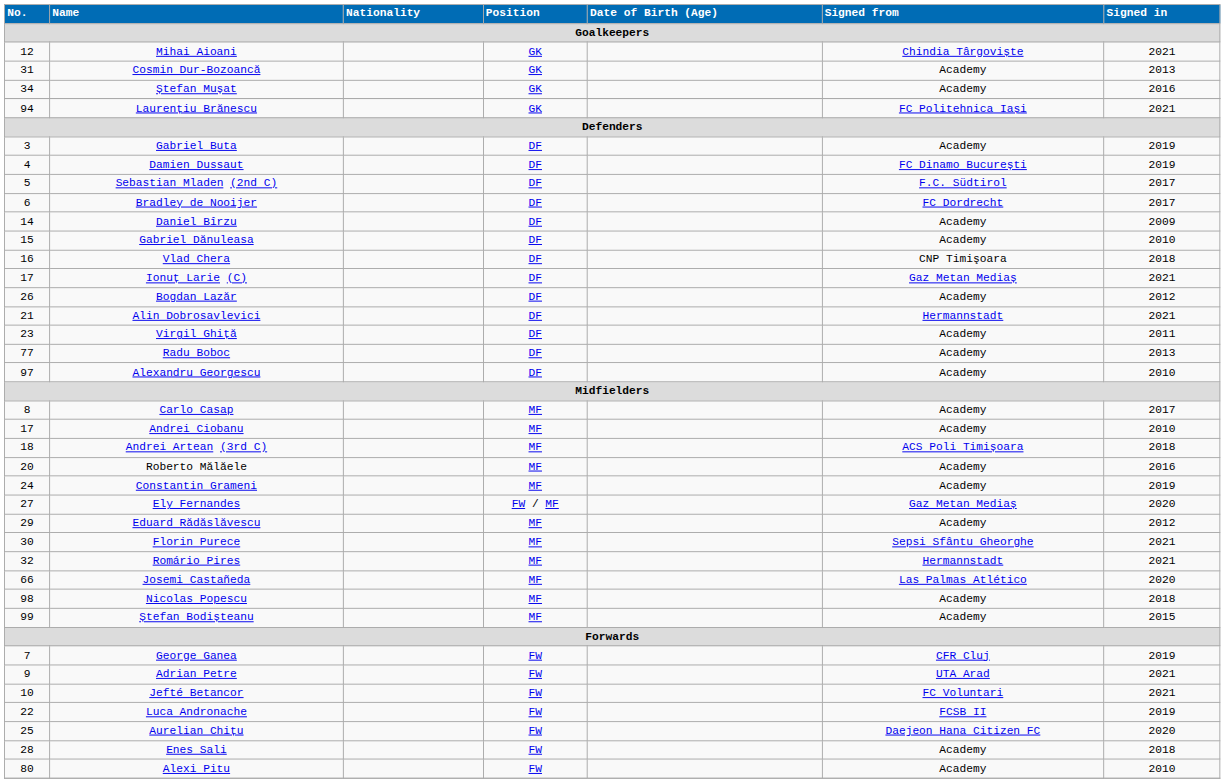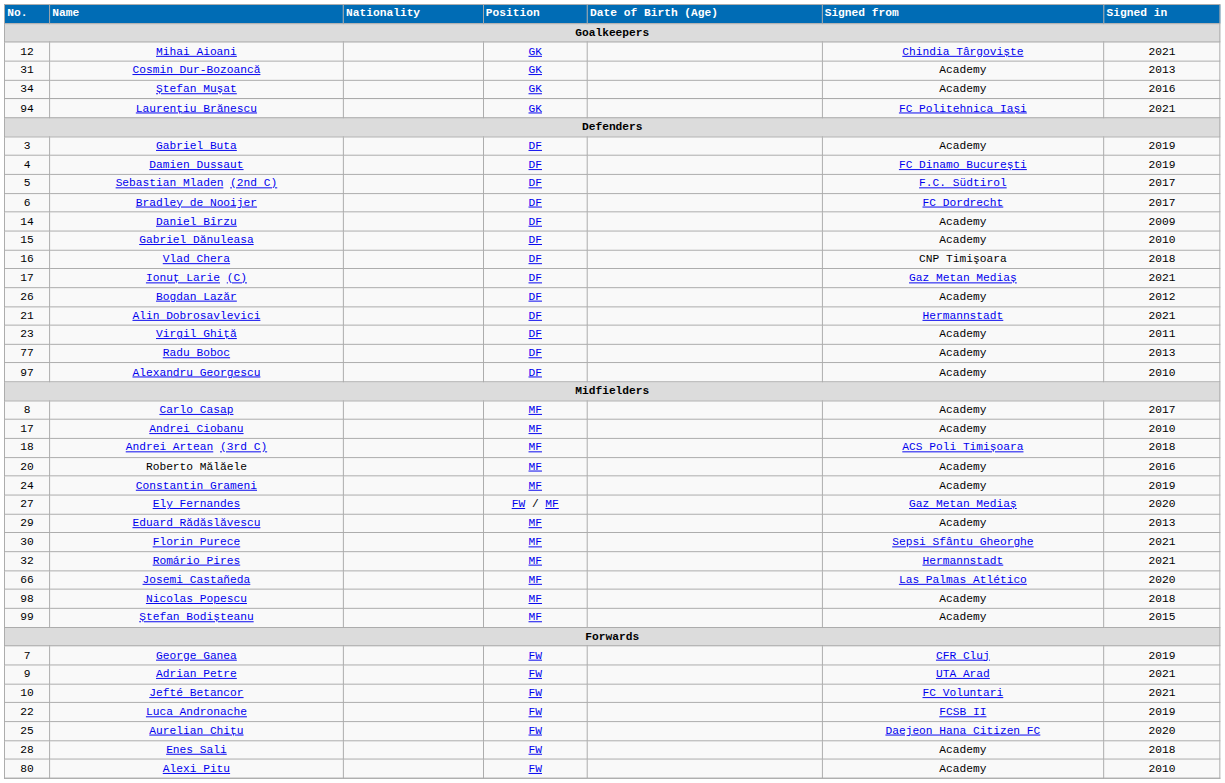(1162, 523) 2012 -> (1162, 523) 2013
